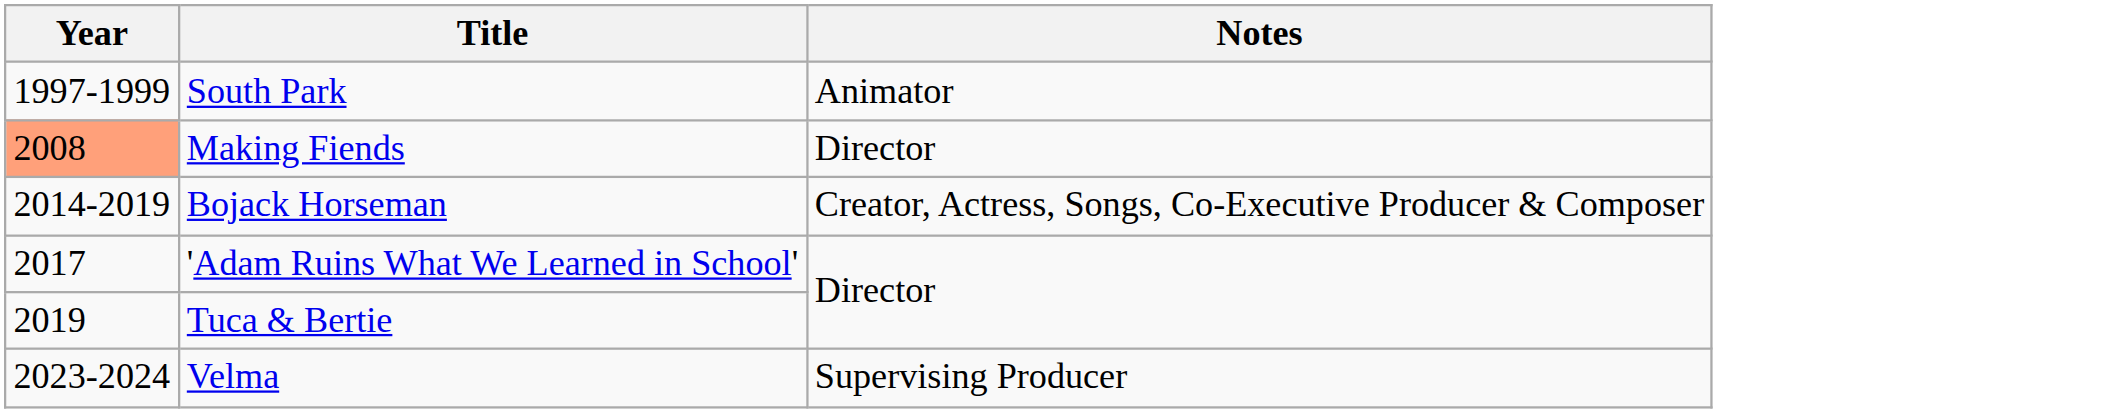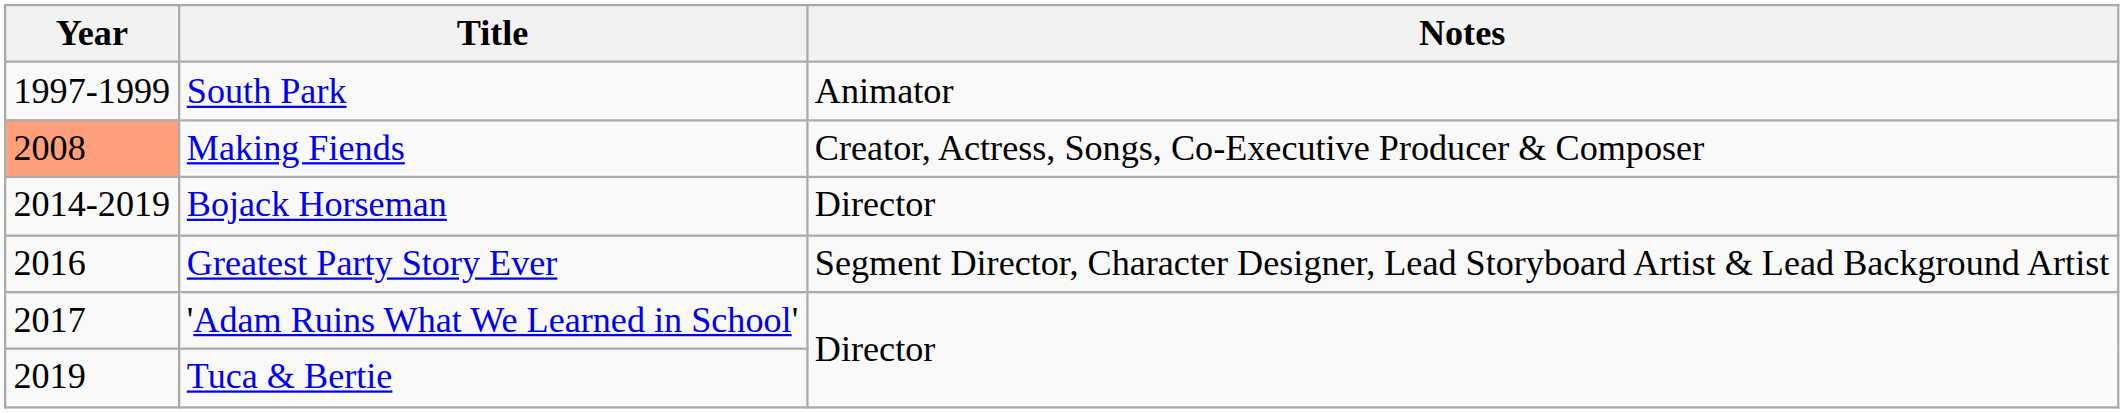(875, 147) Director -> (1260, 147) Creator, Actress, Songs, Co-Executive Producer & Composer
(1260, 205) Creator, Actress, Songs, Co-Executive Producer & Composer -> (875, 205) Director
+ row: (372, 262)
- row: (233, 377)
